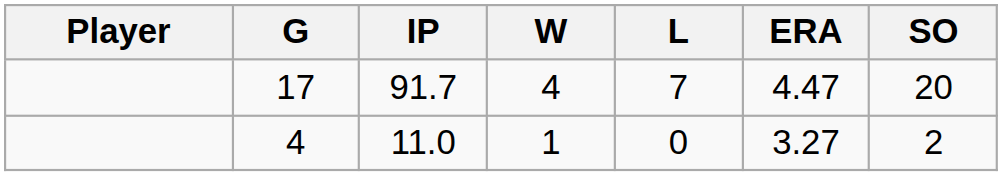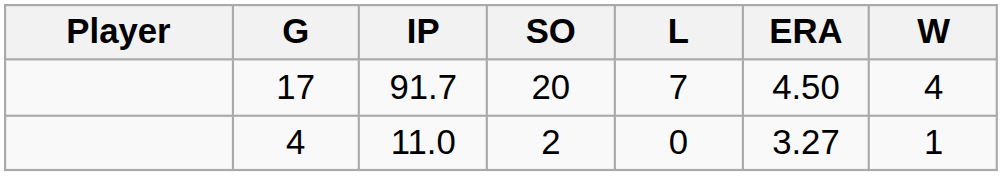columns swapped: (551, 32) <-> (934, 32)
(806, 87) 4.47 -> (806, 87) 4.50
